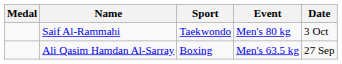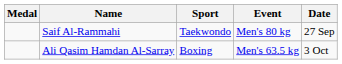(316, 32) 3 Oct -> (319, 32) 27 Sep
(319, 50) 27 Sep -> (316, 50) 3 Oct
